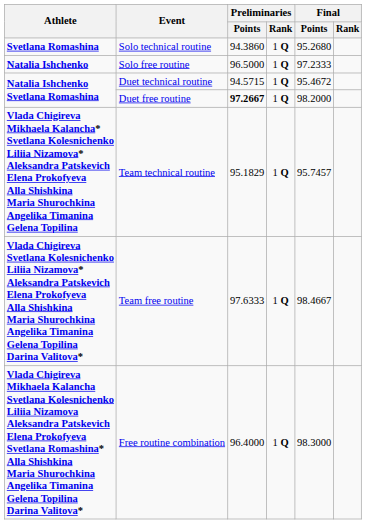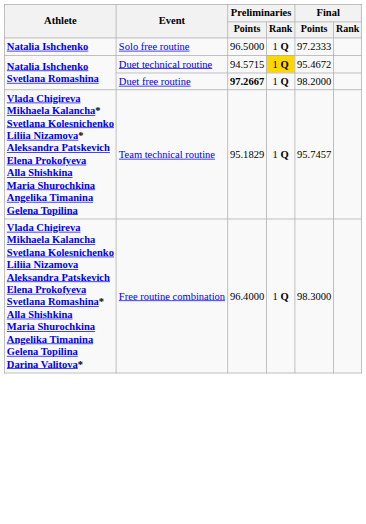- row: (165, 47)
(281, 81) no background -> (281, 64) gold background
- row: (156, 301)
